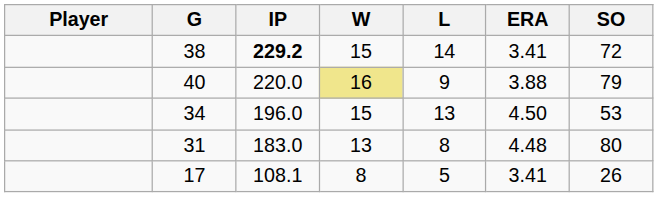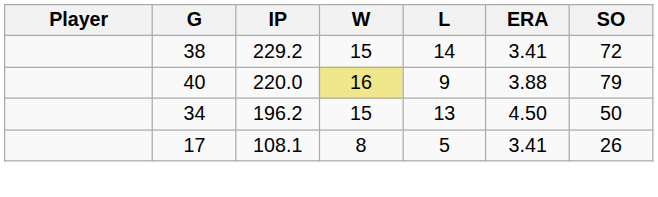(278, 51) bold -> (278, 51) normal
(278, 113) 196.0 -> (278, 113) 196.2
(611, 113) 53 -> (611, 113) 50
- row: (194, 144)
